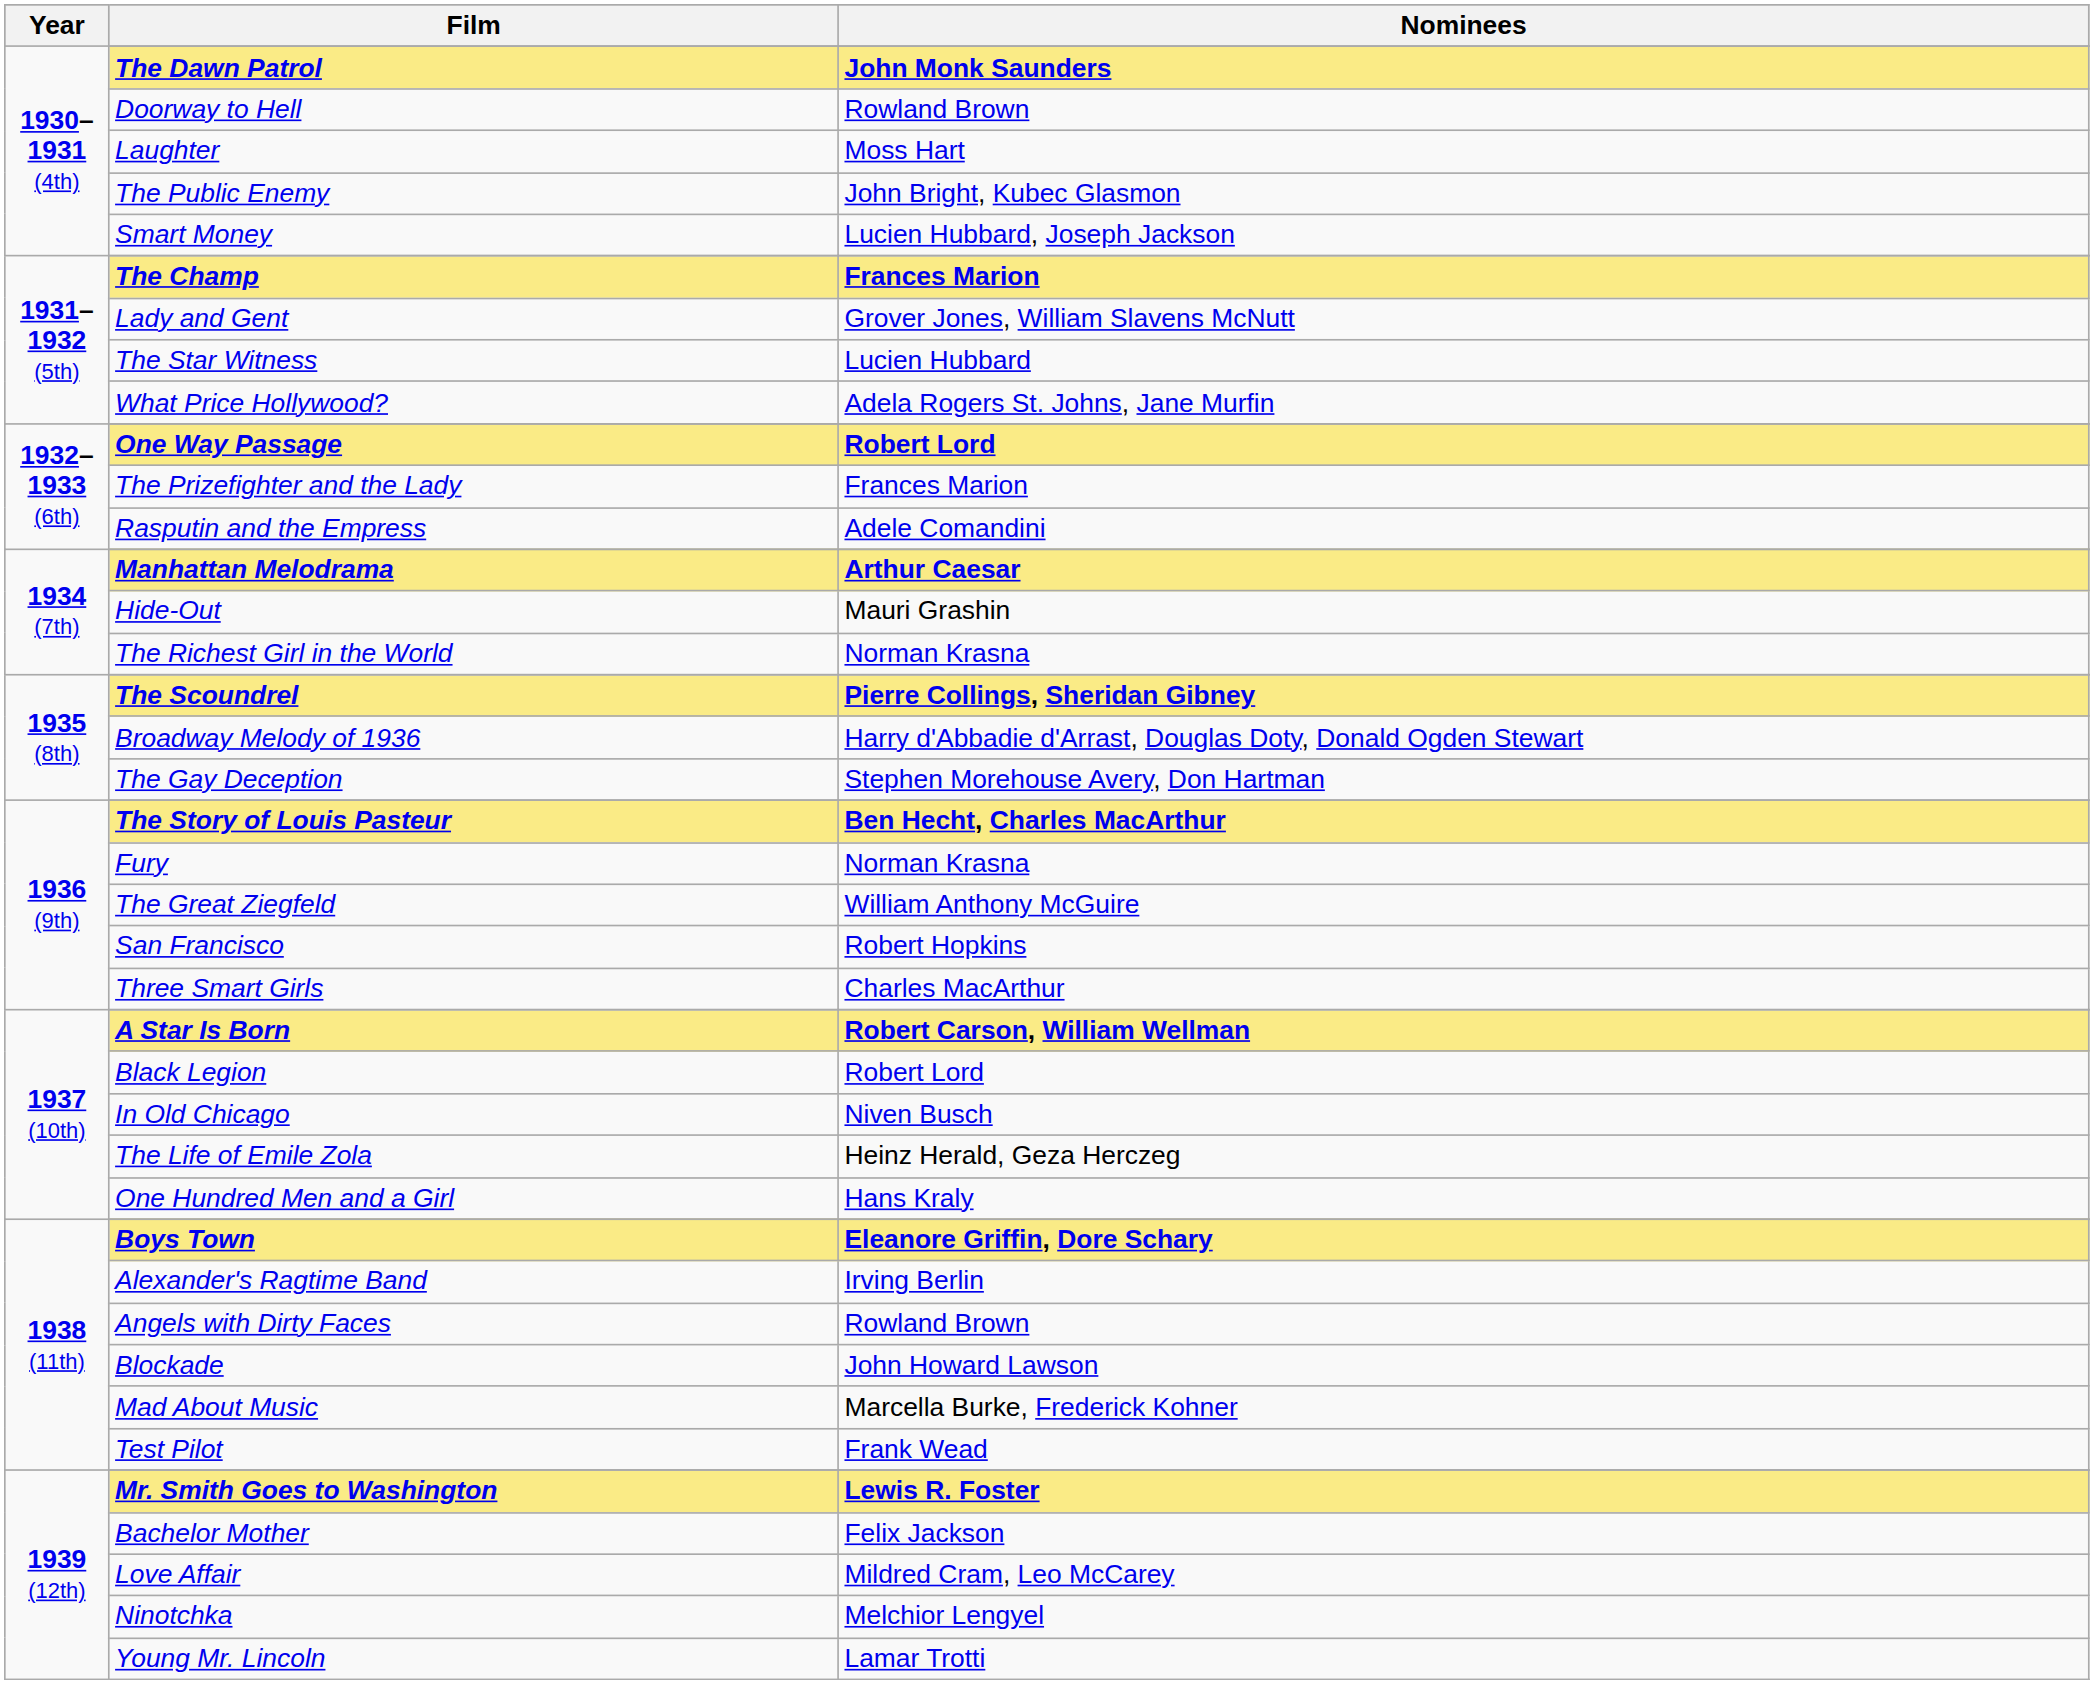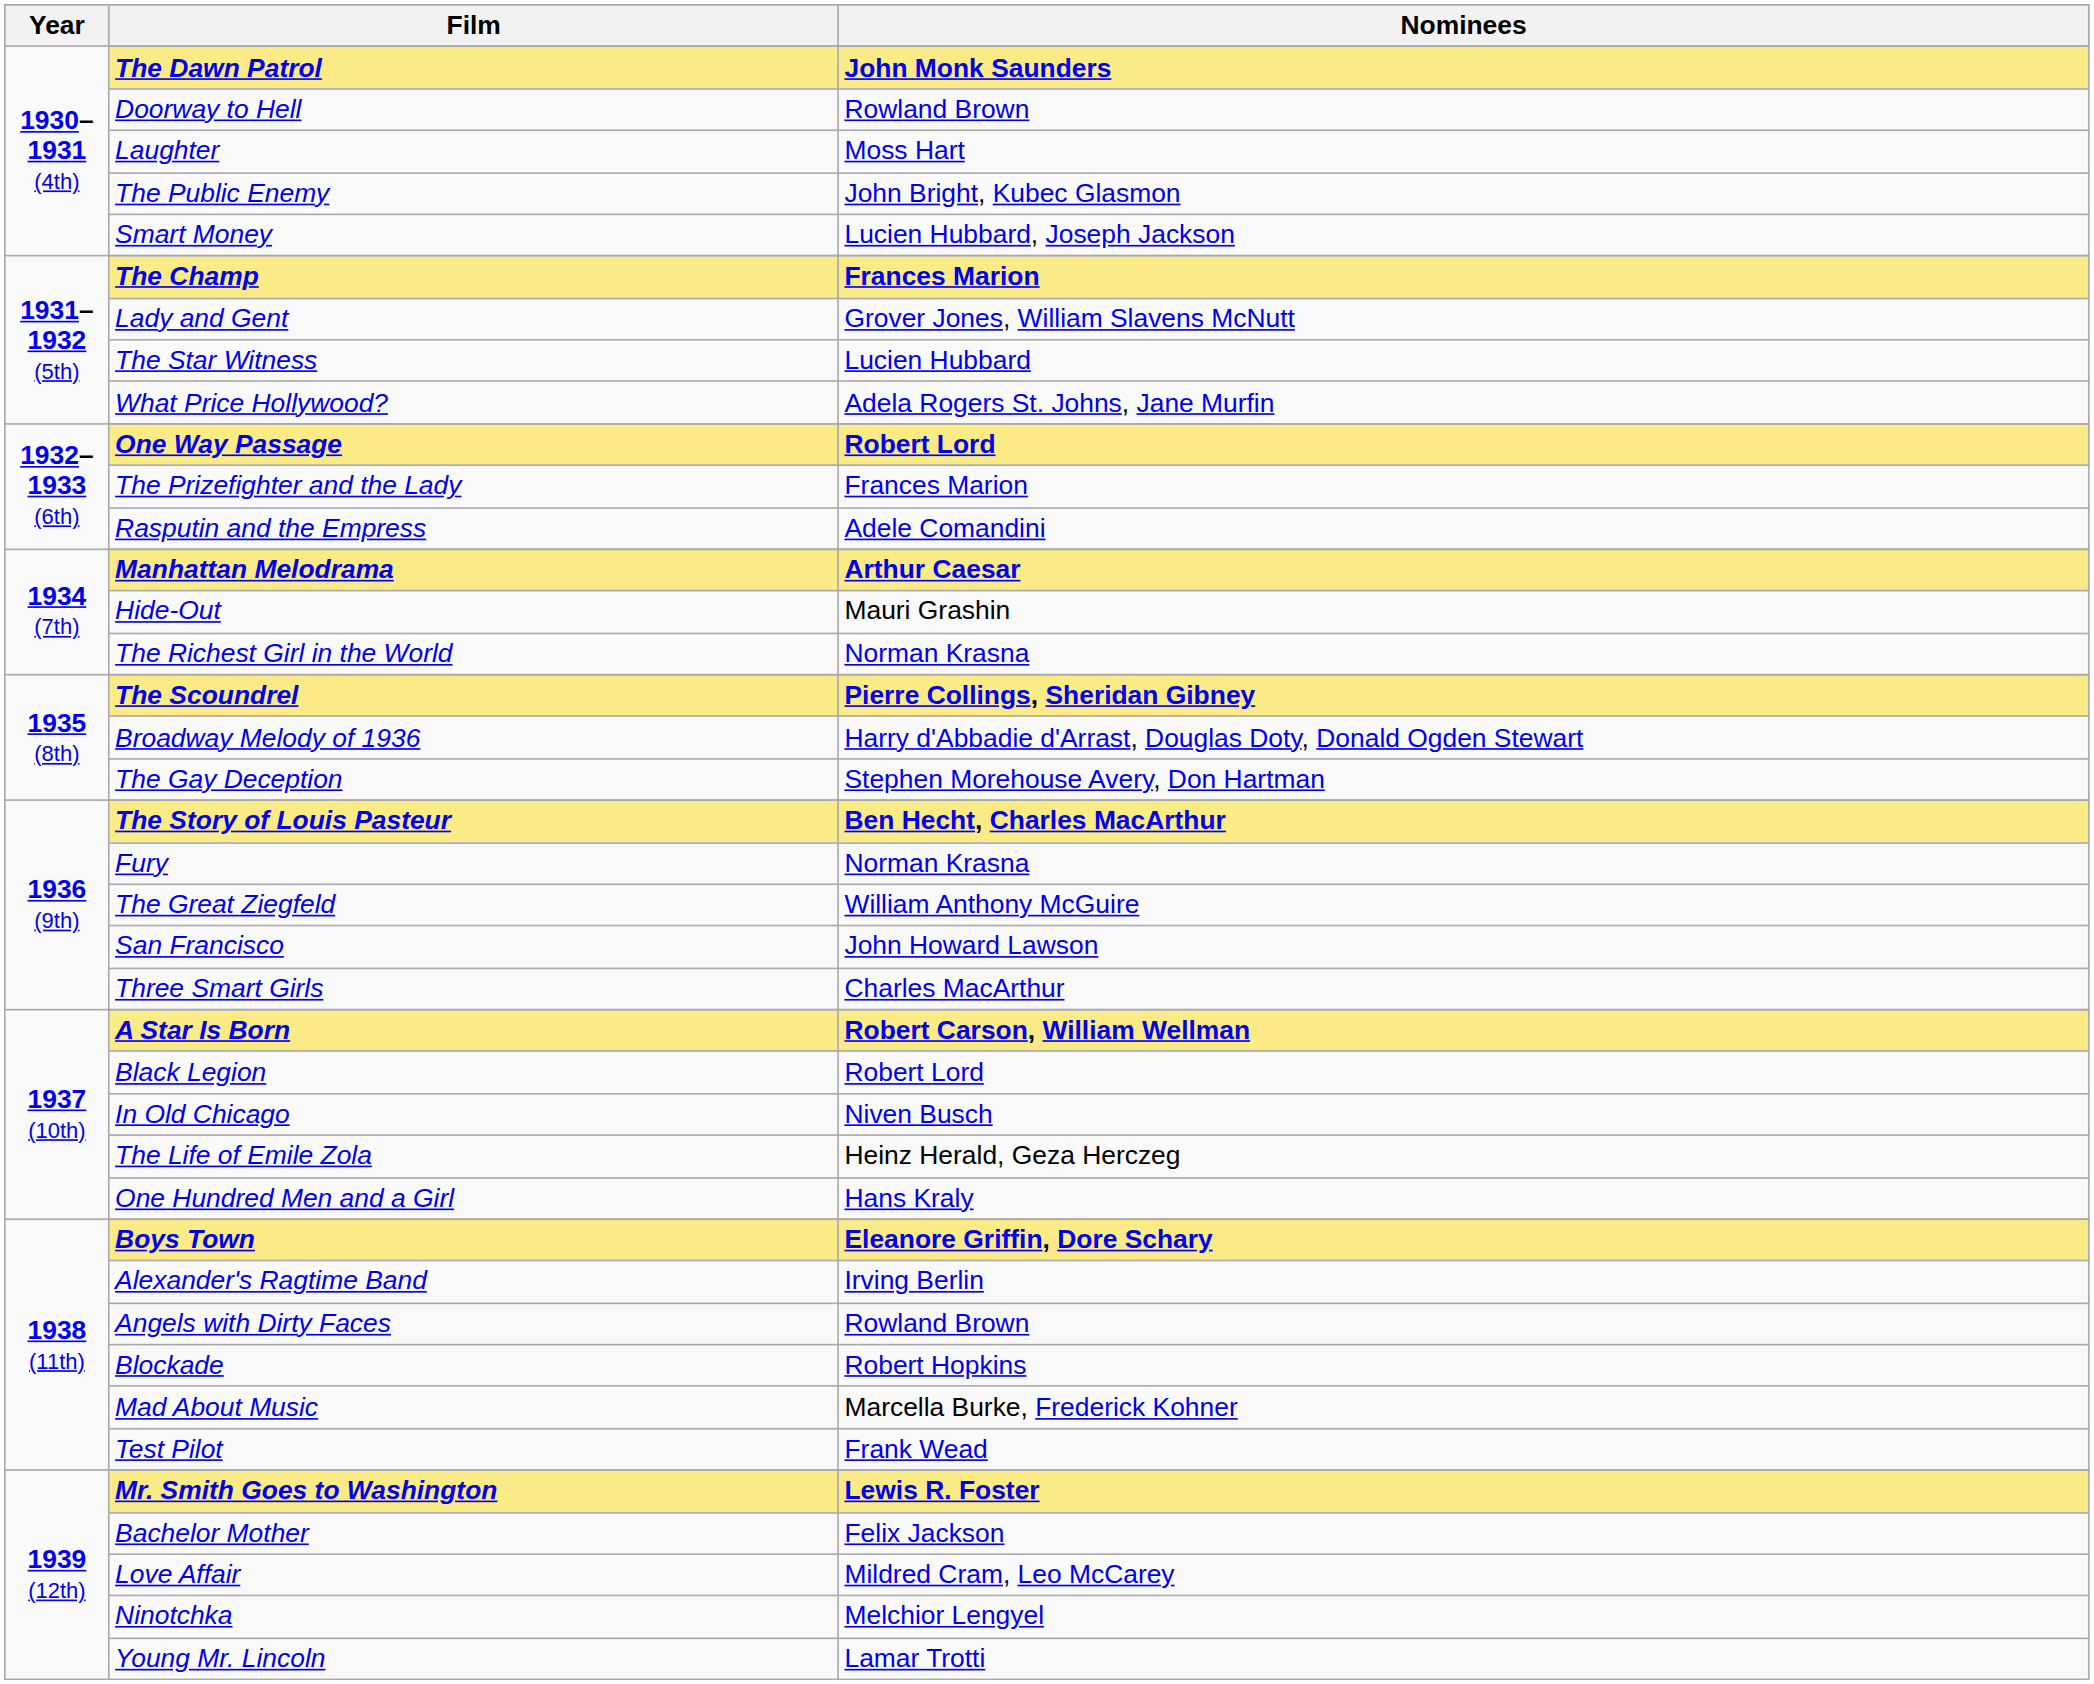(935, 946) Robert Hopkins -> (971, 946) John Howard Lawson
(971, 1365) John Howard Lawson -> (935, 1365) Robert Hopkins
